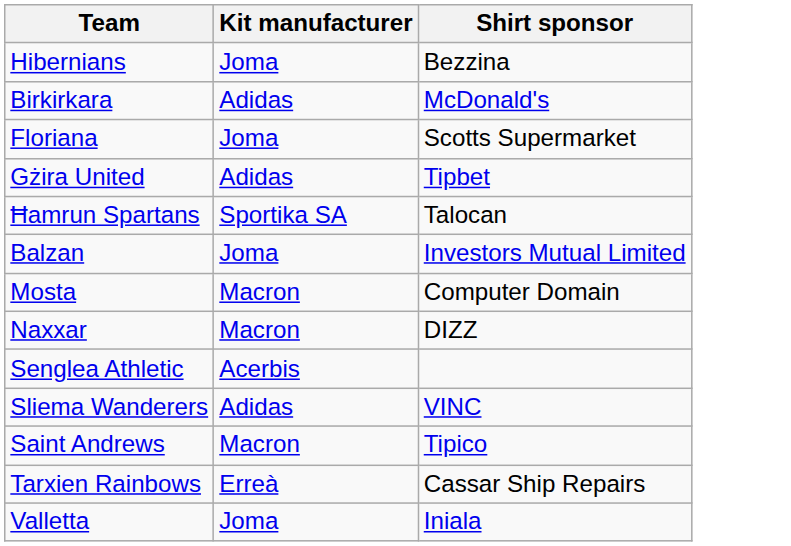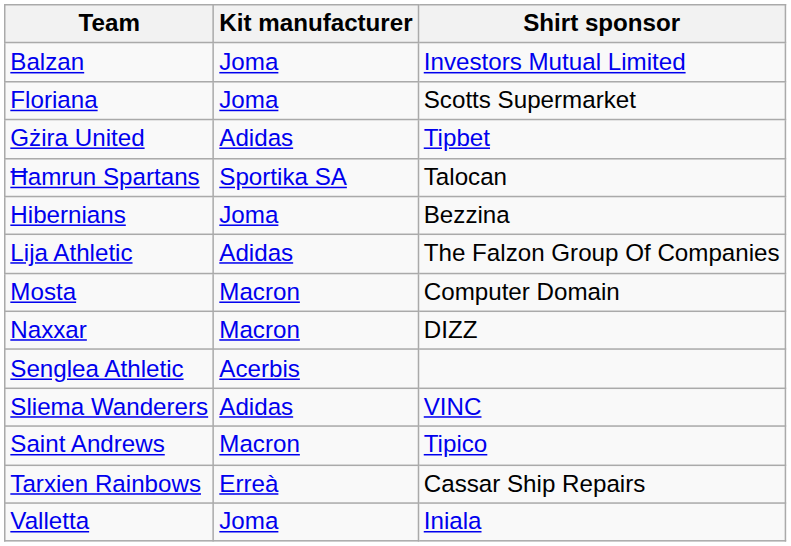rows swapped: (47, 253) <-> (68, 61)
- row: (61, 100)
+ row: (71, 253)
